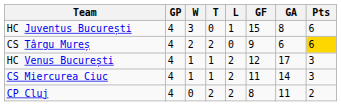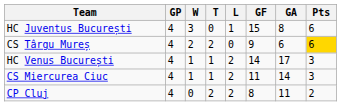(254, 61) 12 -> (254, 61) 14
